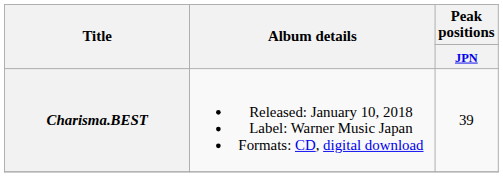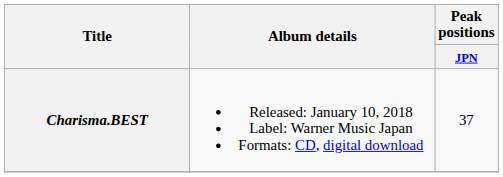(466, 120) 39 -> (466, 120) 37
